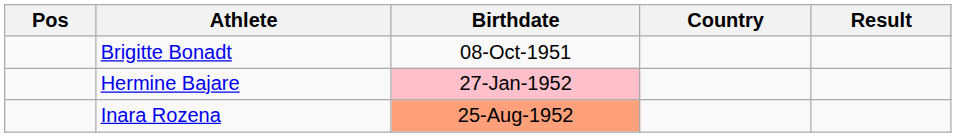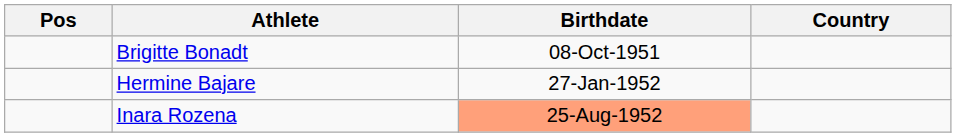- column: (881, 20)
(516, 83) pink background -> (604, 83) no background
